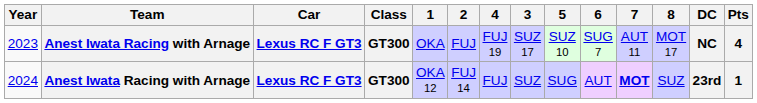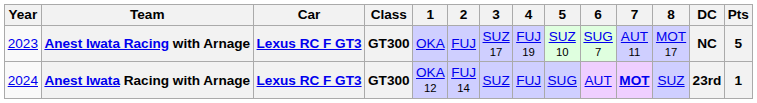columns swapped: (527, 15) <-> (495, 15)
(738, 44) 4 -> (738, 44) 5
